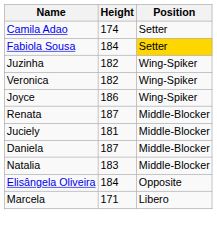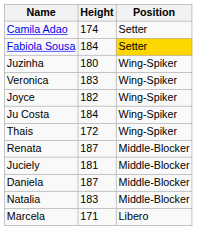(109, 64) 182 -> (89, 64) 180
(109, 81) 182 -> (89, 81) 183
(109, 98) 186 -> (89, 98) 182
+ row: (28, 115)
+ row: (20, 132)
- row: (51, 183)
